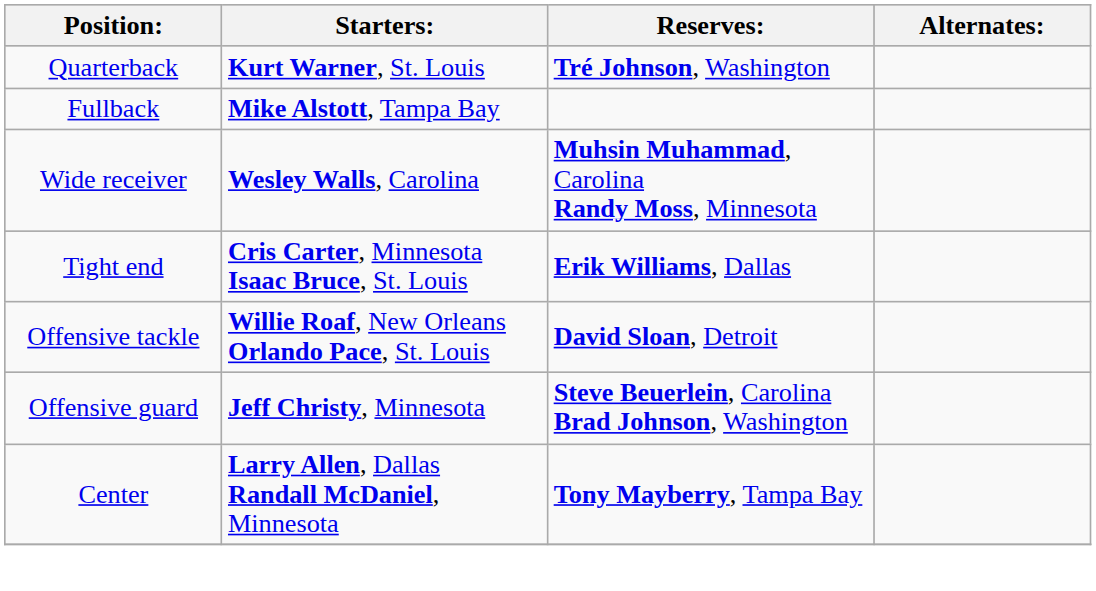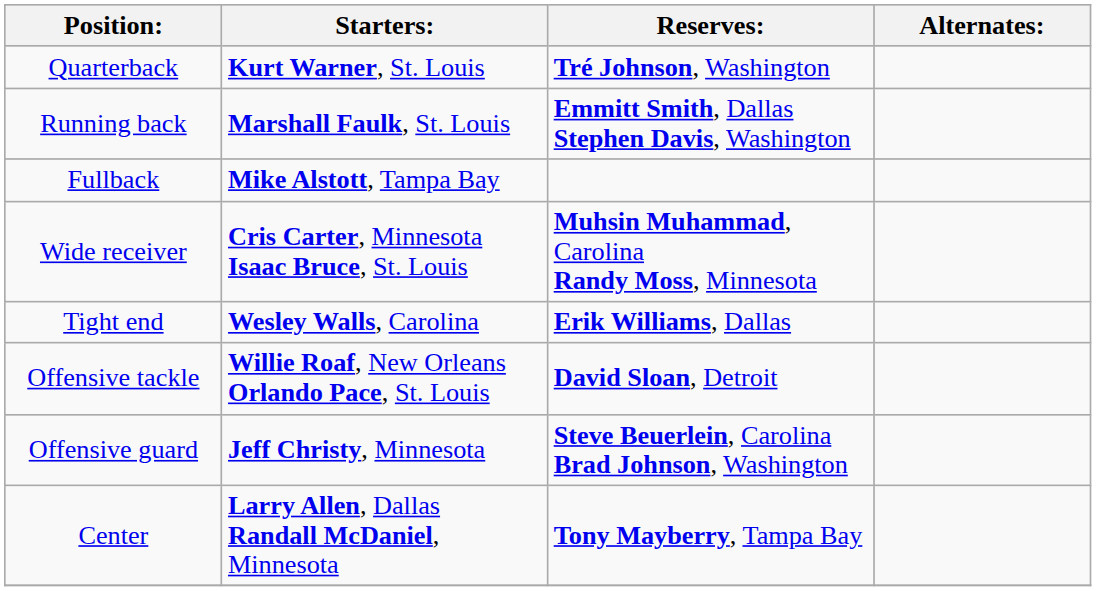+ row: (113, 123)
(353, 179) Wesley Walls, Carolina -> (355, 250) Cris Carter, Minnesota Isaac Bruce, St. Louis
(355, 265) Cris Carter, Minnesota Isaac Bruce, St. Louis -> (353, 321) Wesley Walls, Carolina
